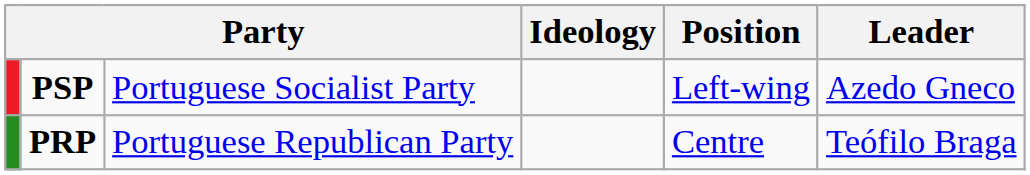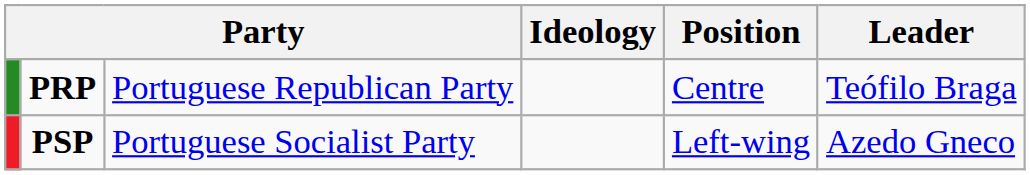rows swapped: (63, 141) <-> (63, 86)
